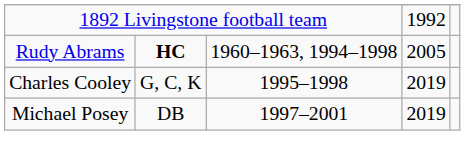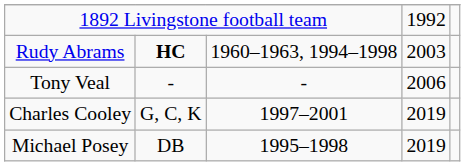(426, 51) 2005 -> (426, 51) 2003
+ row: (70, 82)
(304, 82) 1995–1998 -> (304, 113) 1997–2001
(304, 113) 1997–2001 -> (304, 144) 1995–1998
